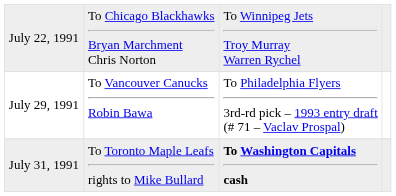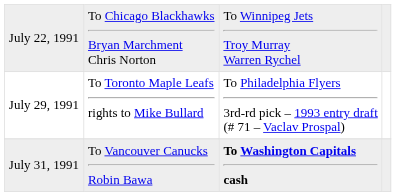(151, 98) To Vancouver Canucks Robin Bawa -> (151, 98) To Toronto Maple Leafs rights to Mike Bullard
(151, 165) To Toronto Maple Leafs rights to Mike Bullard -> (151, 165) To Vancouver Canucks Robin Bawa
